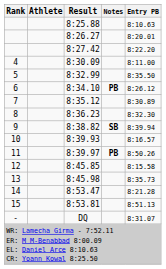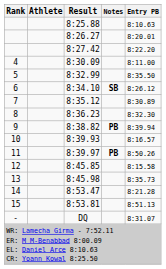(113, 88) PB -> (113, 88) SB
(113, 127) SB -> (113, 127) PB
